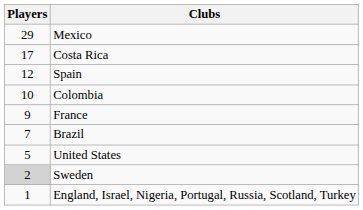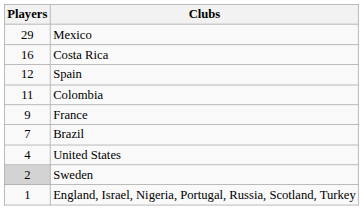(27, 54) 17 -> (27, 54) 16
(27, 94) 10 -> (27, 94) 11
(27, 154) 5 -> (27, 154) 4
